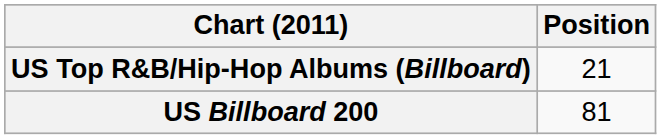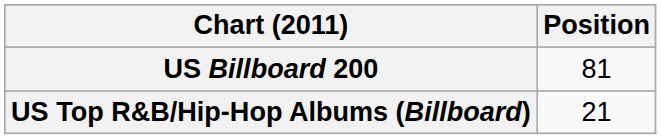rows swapped: (271, 111) <-> (271, 68)
